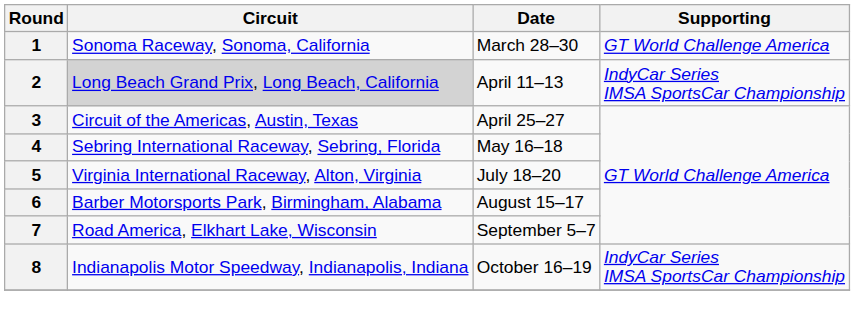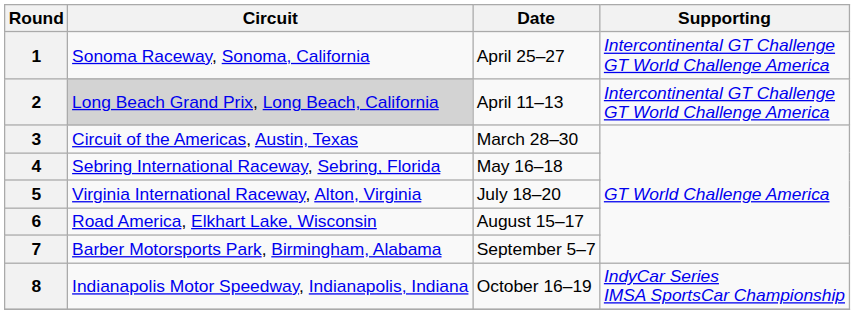(527, 45) March 28–30 -> (521, 55) April 25–27
(717, 45) GT World Challenge America -> (719, 55) Intercontinental GT Challenge GT World Challenge America
(724, 82) IndyCar Series IMSA SportsCar Championship -> (719, 102) Intercontinental GT Challenge GT World Challenge America
(521, 119) April 25–27 -> (527, 139) March 28–30
(257, 202) Barber Motorsports Park, Birmingham, Alabama -> (224, 221) Road America, Elkhart Lake, Wisconsin
(224, 229) Road America, Elkhart Lake, Wisconsin -> (257, 248) Barber Motorsports Park, Birmingham, Alabama
